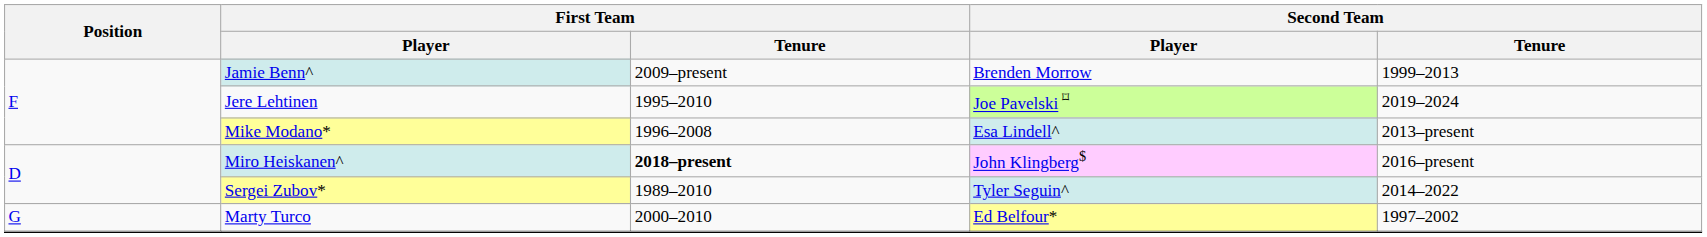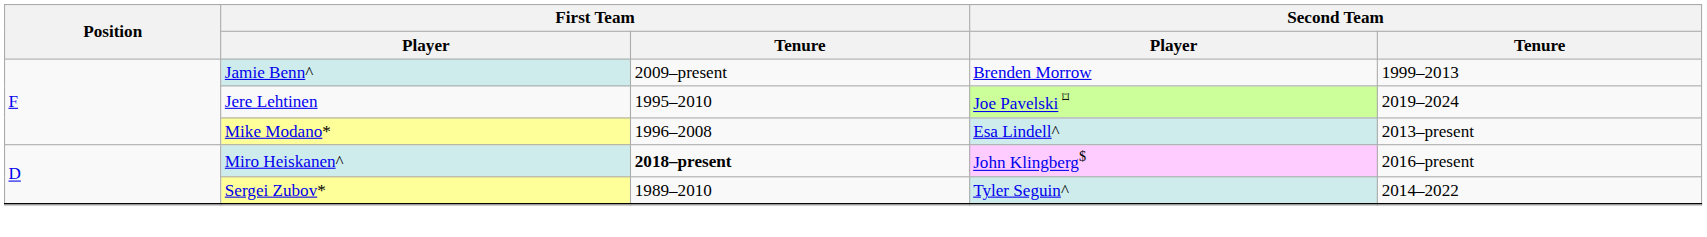- row: (268, 217)
